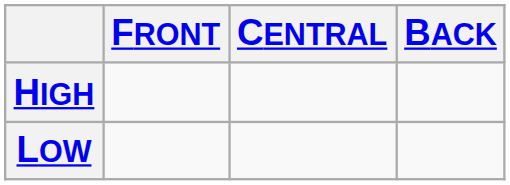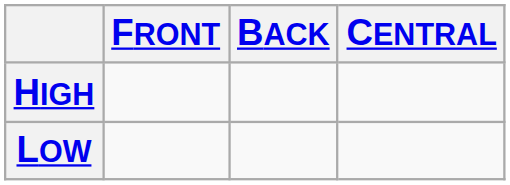columns swapped: (312, 33) <-> (450, 33)
